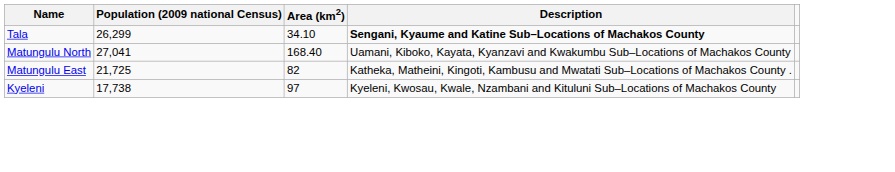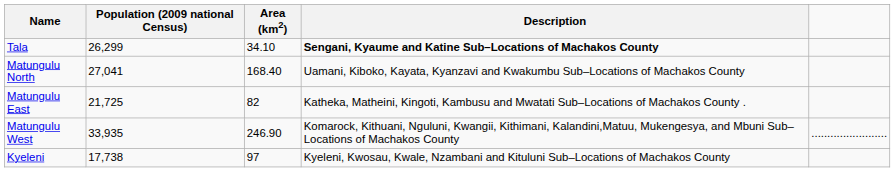+ row: (33, 133)
